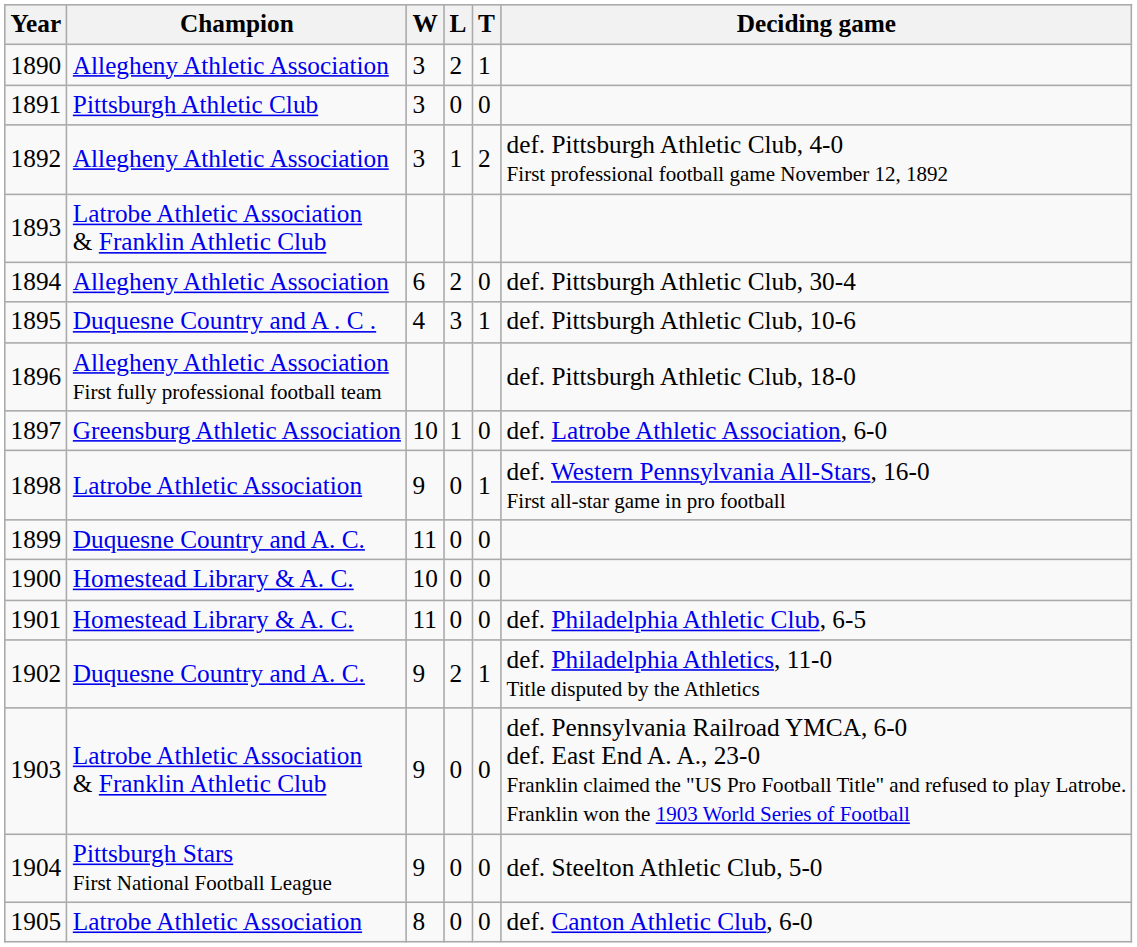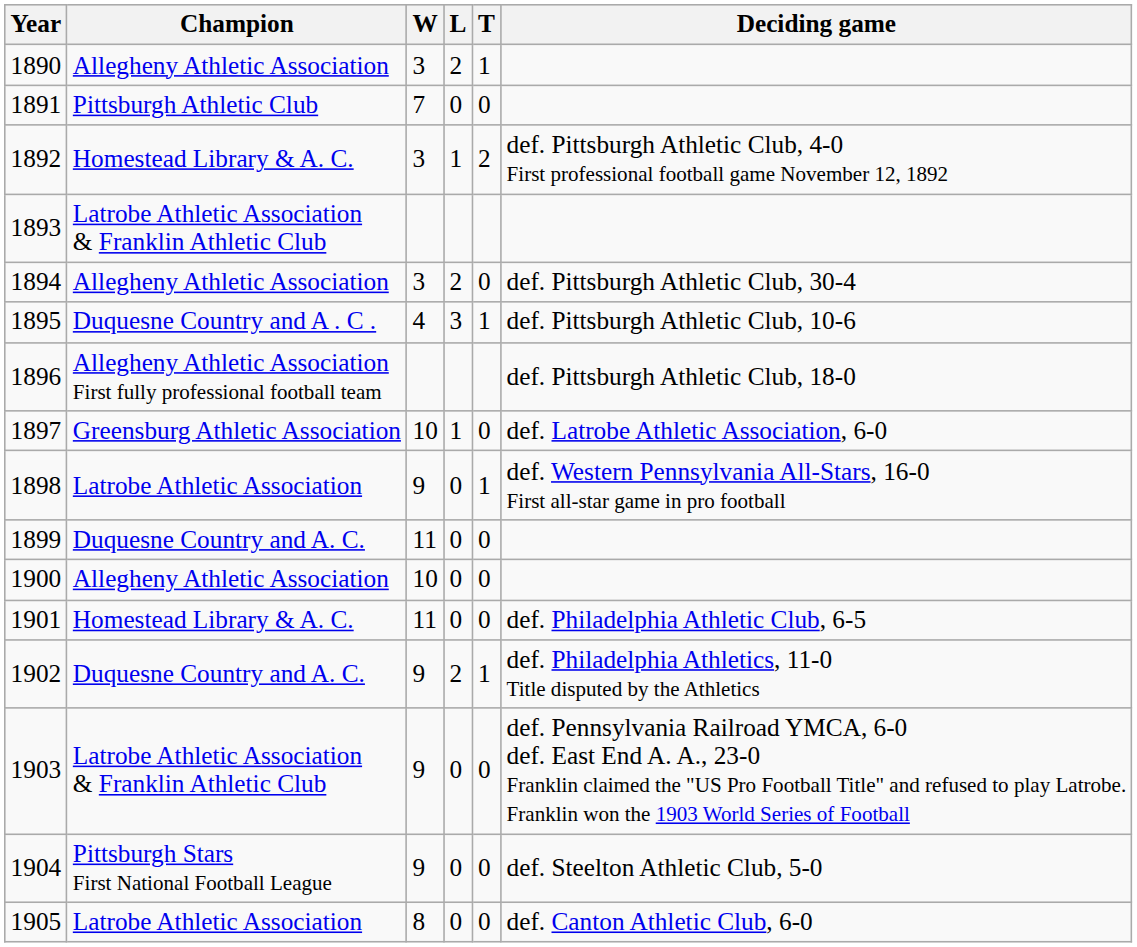(419, 104) 3 -> (419, 104) 7
(231, 159) Allegheny Athletic Association -> (213, 159) Homestead Library & A. C.
(419, 281) 6 -> (419, 281) 3
(213, 579) Homestead Library & A. C. -> (231, 579) Allegheny Athletic Association
